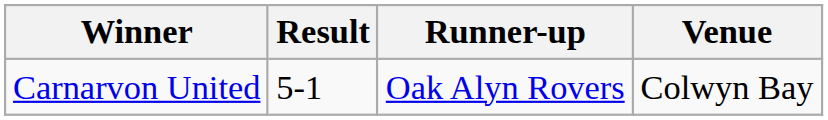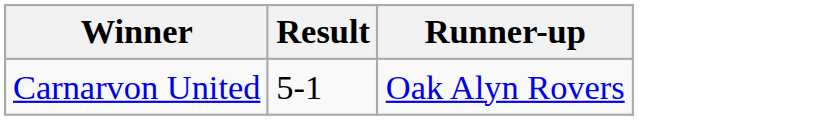- column: (727, 31)
